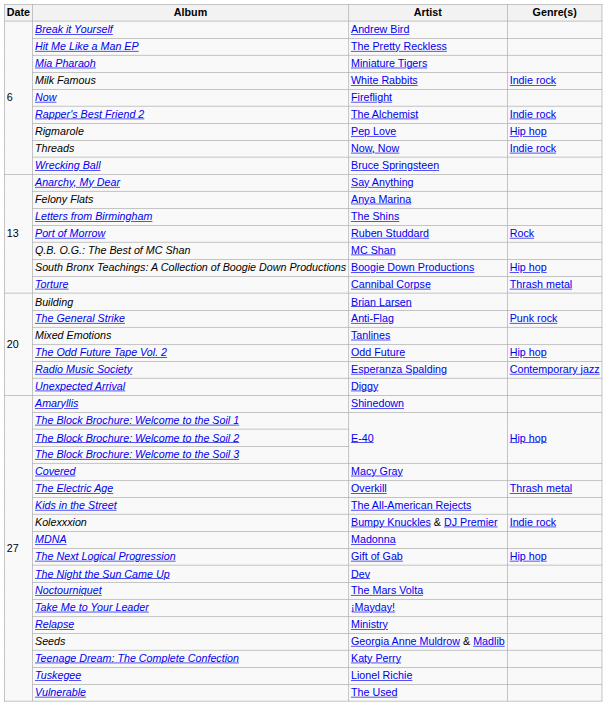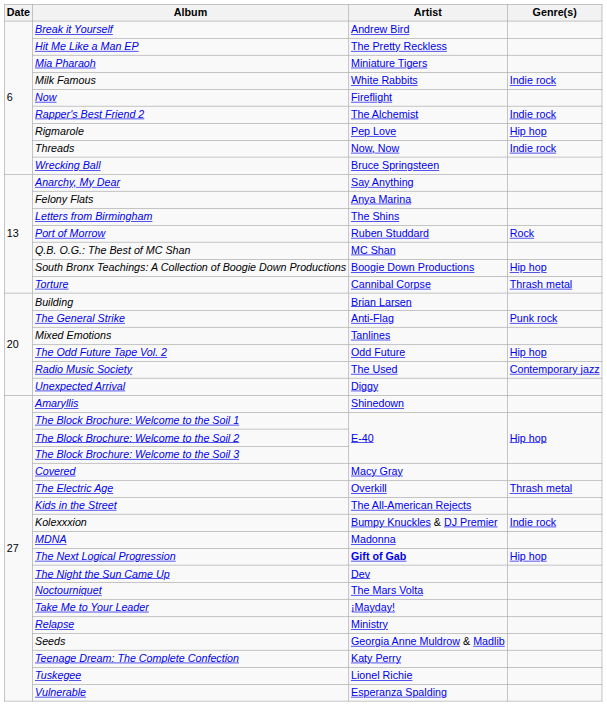(399, 370) Esperanza Spalding -> (374, 370) The Used
(377, 557) normal -> (379, 557) bold
(374, 693) The Used -> (399, 693) Esperanza Spalding
